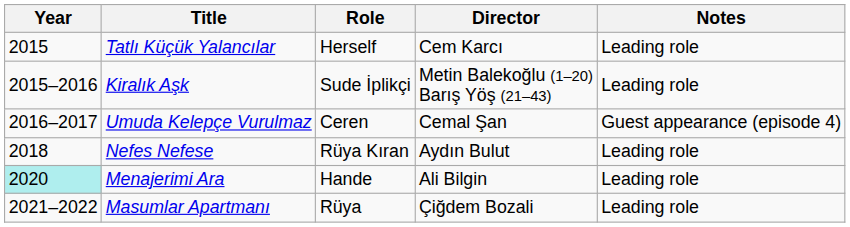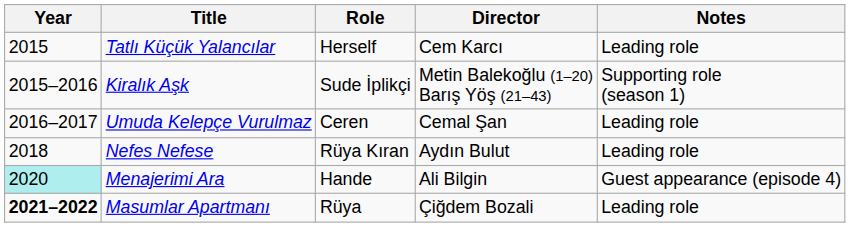(650, 84) Leading role -> (661, 84) Supporting role (season 1)
(721, 123) Guest appearance (episode 4) -> (650, 123) Leading role
(650, 179) Leading role -> (721, 179) Guest appearance (episode 4)
(53, 207) normal -> (53, 207) bold
